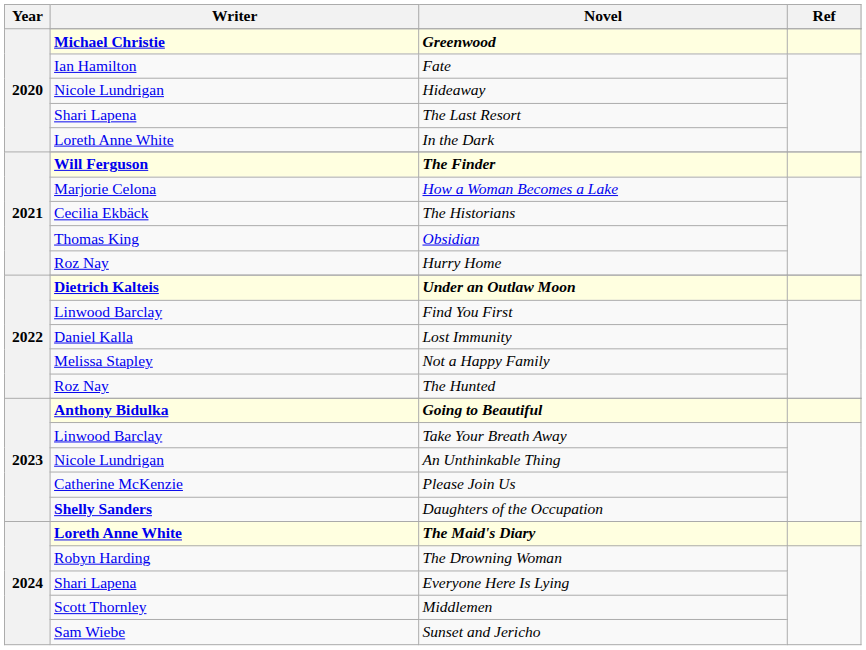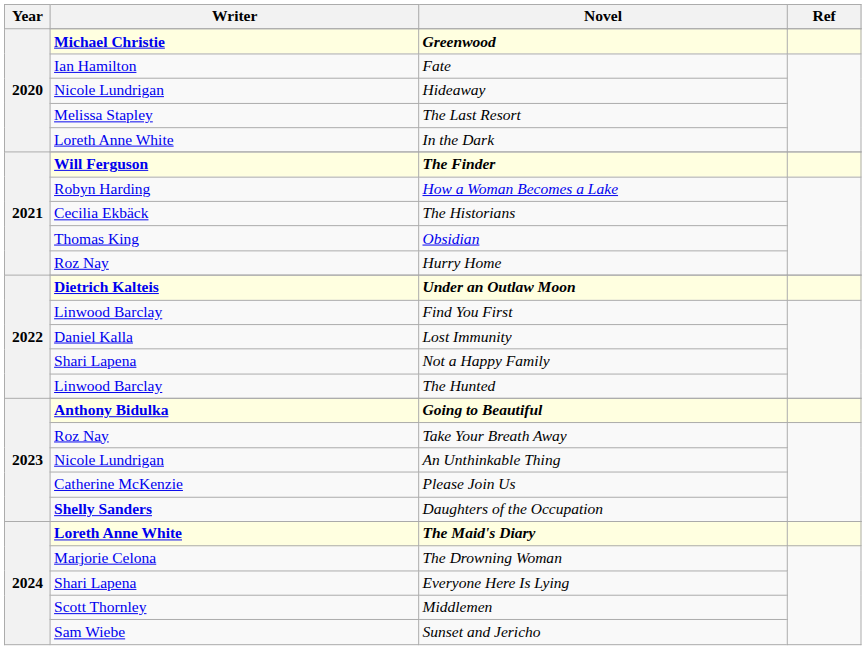(95, 115) Shari Lapena -> (103, 115) Melissa Stapley
(105, 189) Marjorie Celona -> (102, 189) Robyn Harding
(103, 361) Melissa Stapley -> (95, 361) Shari Lapena
(81, 386) Roz Nay -> (108, 386) Linwood Barclay
(108, 435) Linwood Barclay -> (81, 435) Roz Nay
(102, 558) Robyn Harding -> (105, 558) Marjorie Celona
